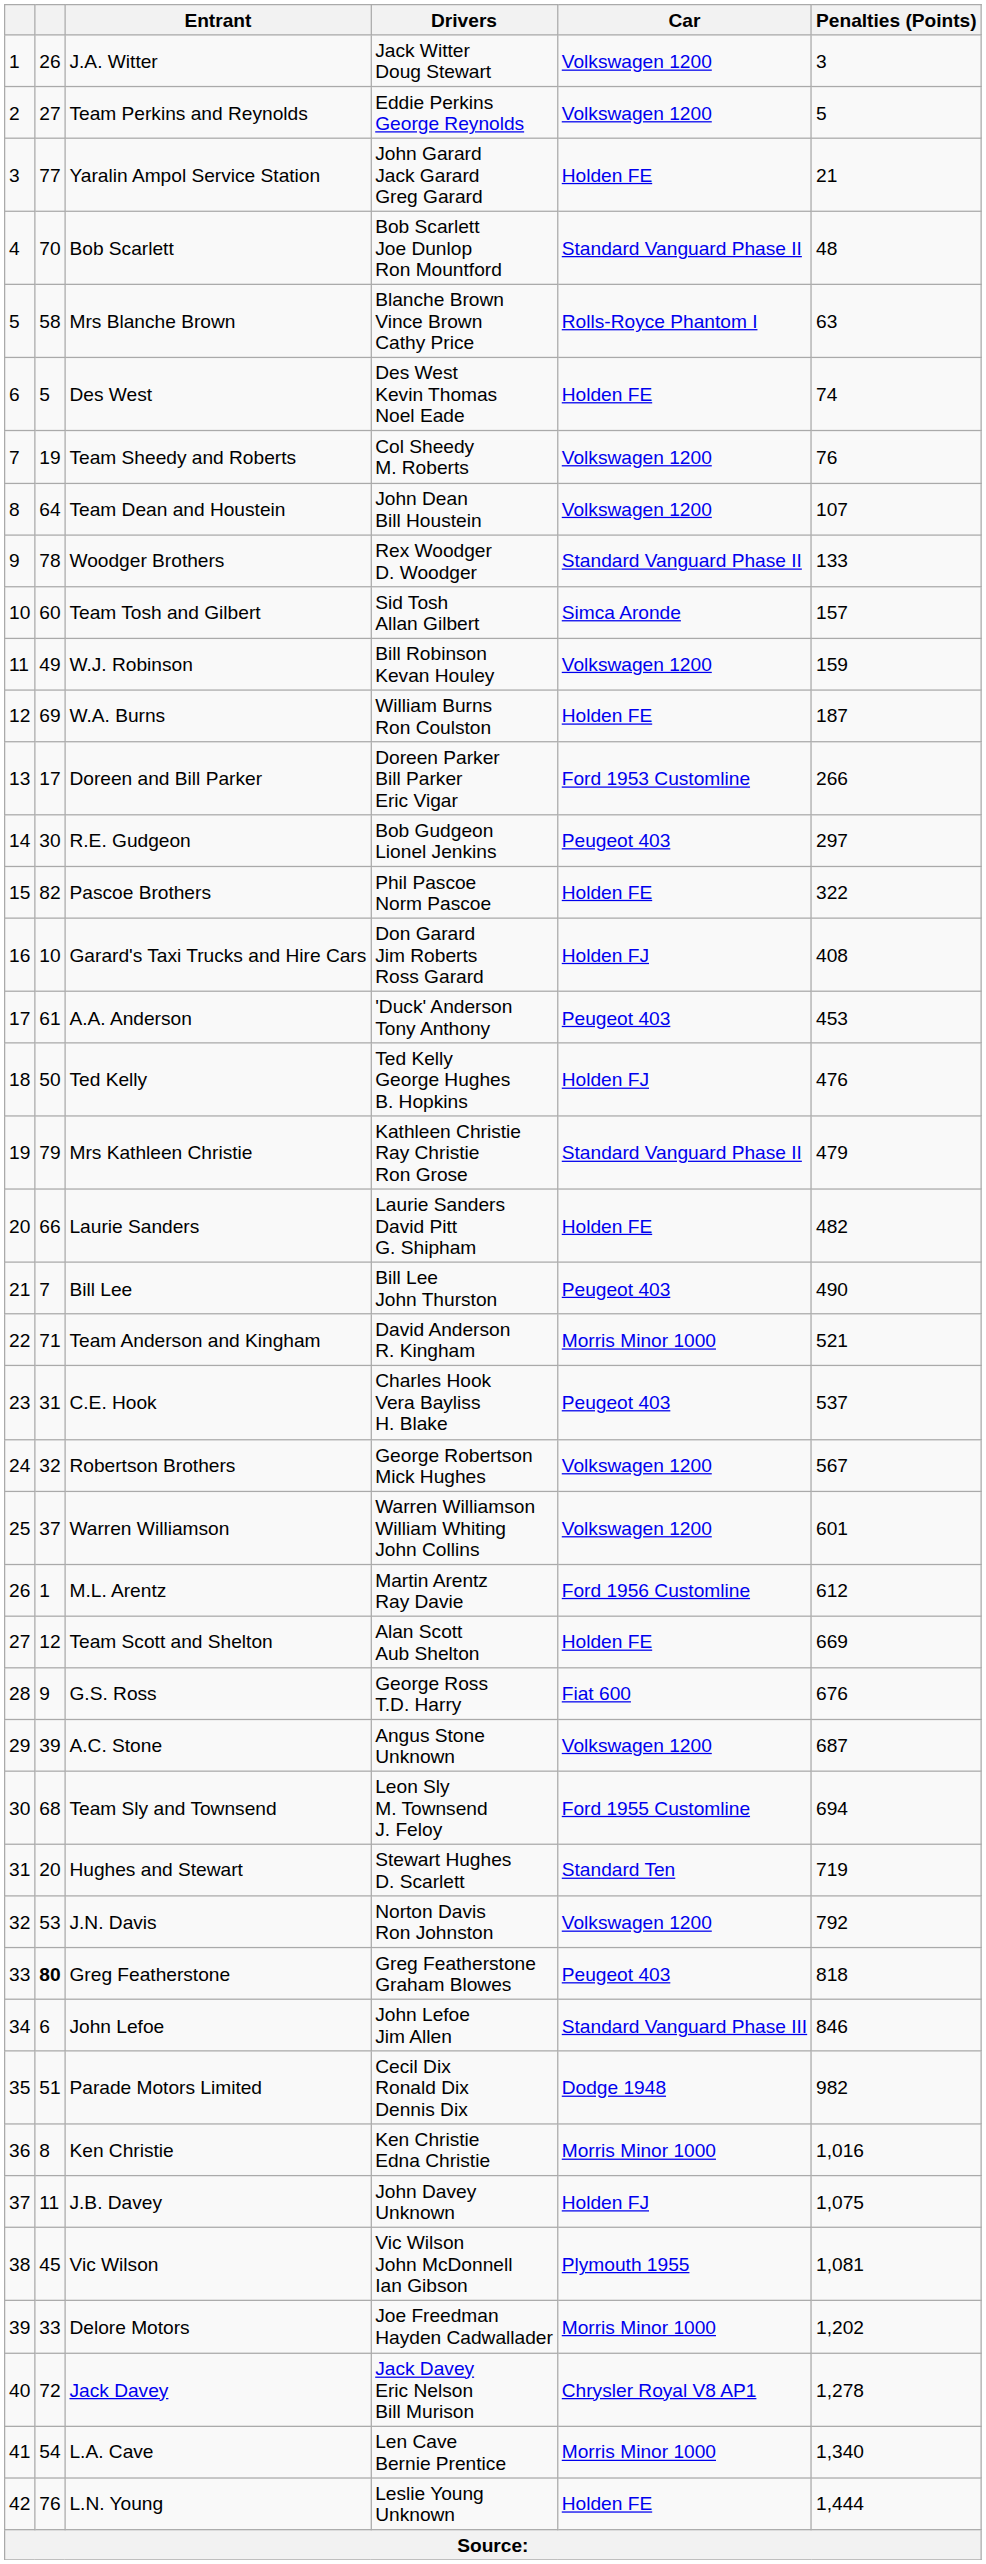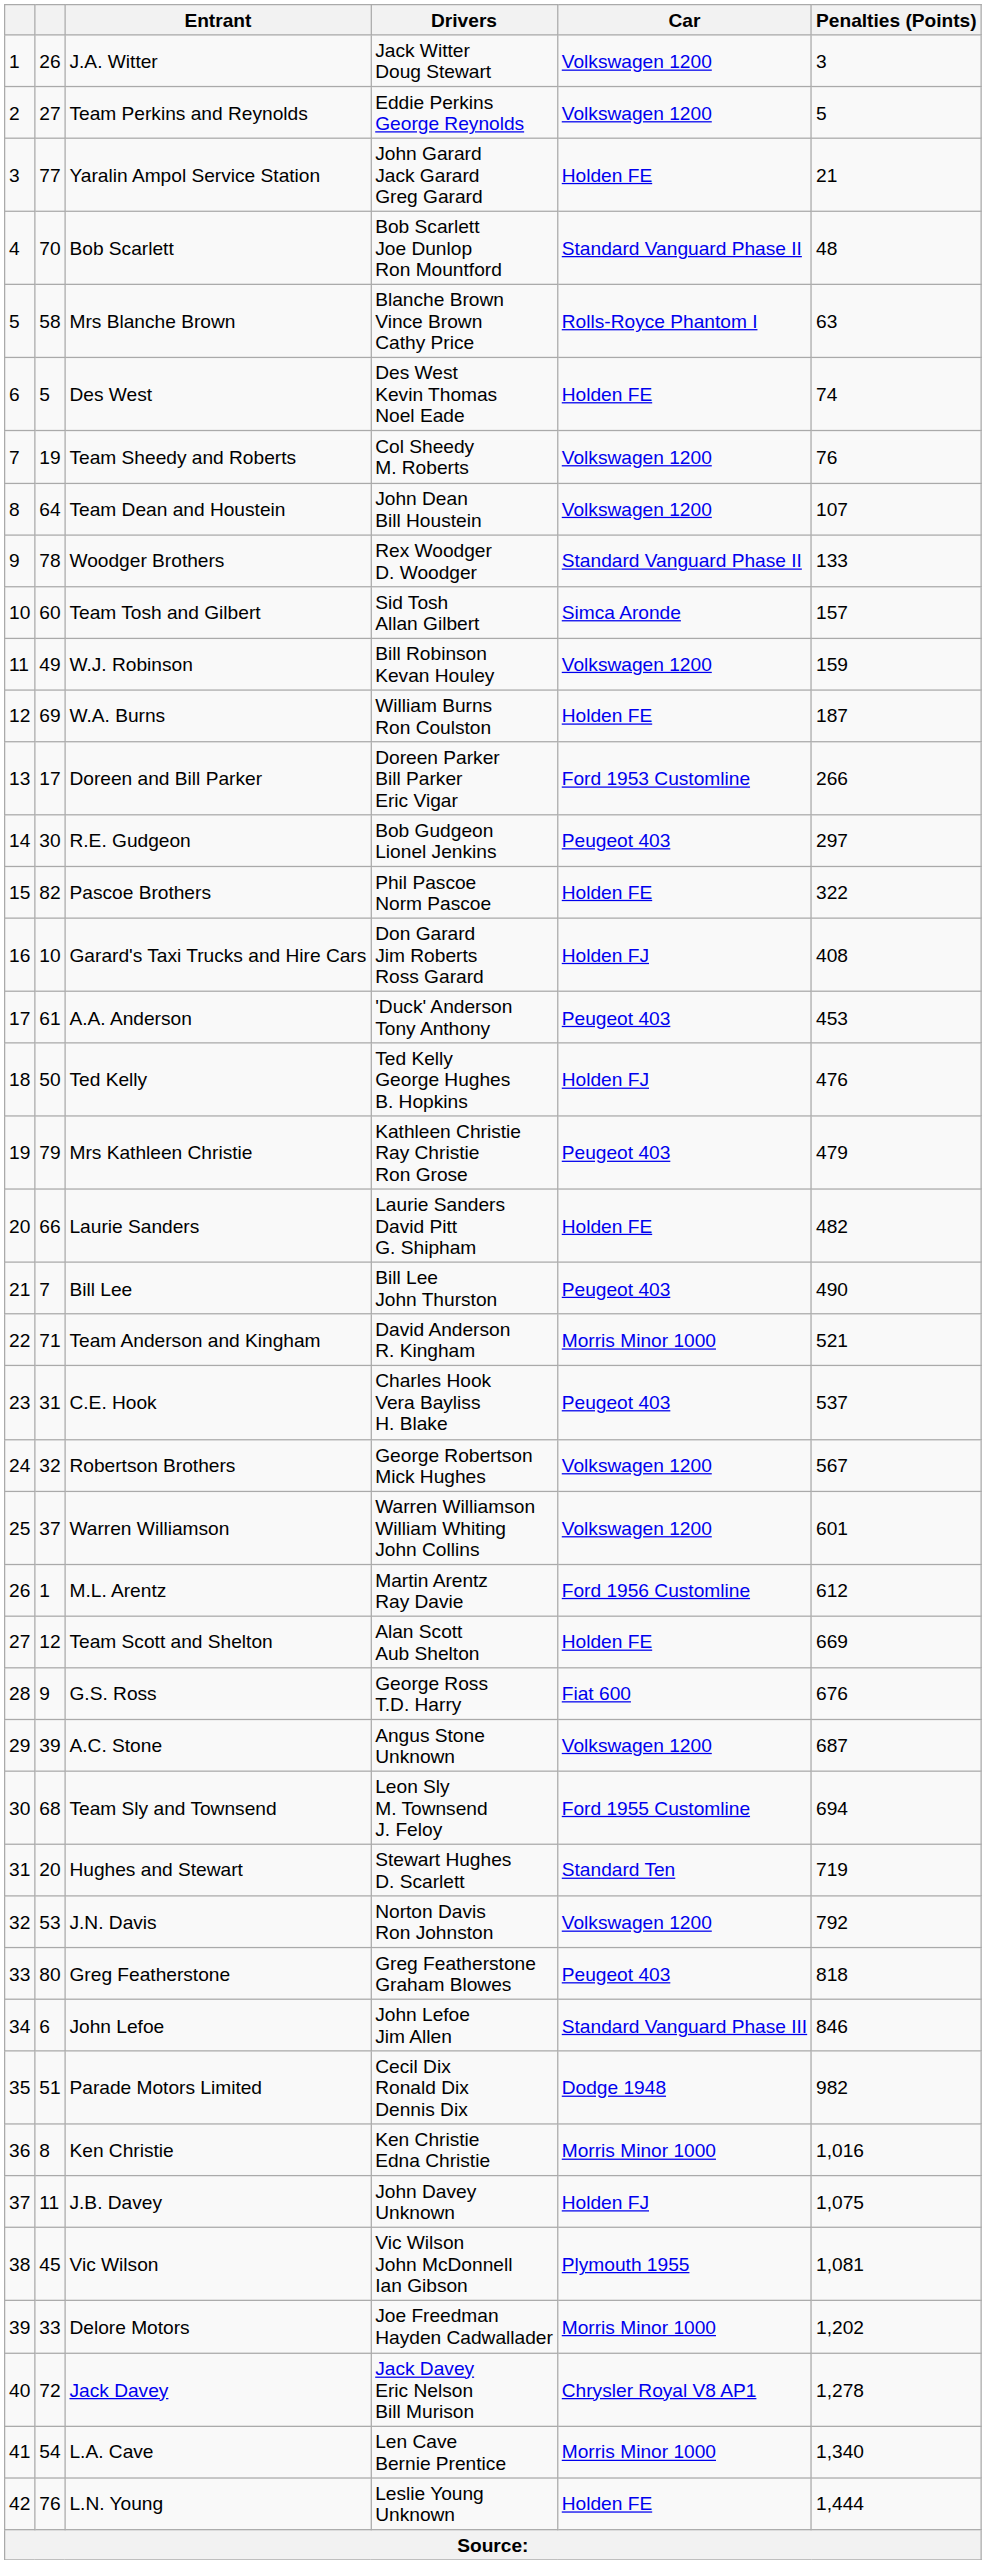(682, 1153) Standard Vanguard Phase II -> (616, 1153) Peugeot 403
(50, 1974) bold -> (50, 1974) normal
